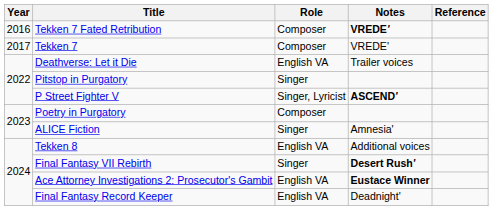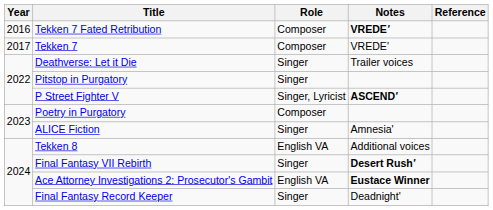(303, 63) English VA -> (293, 63) Singer
(303, 197) English VA -> (293, 197) Singer
